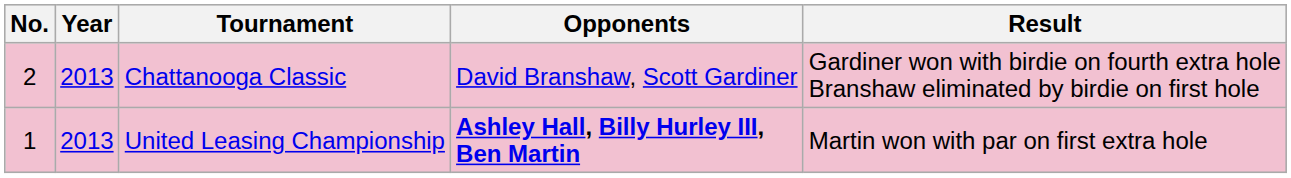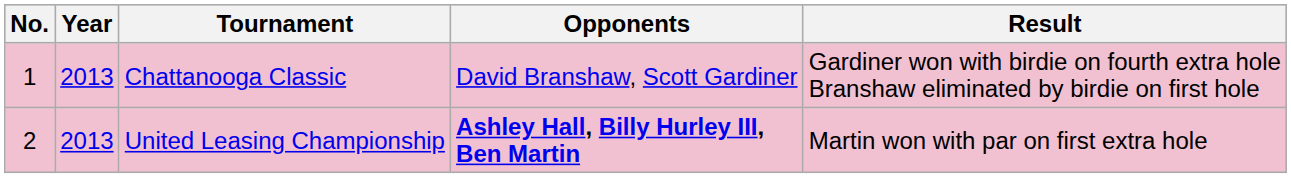(30, 75) 2 -> (30, 75) 1
(30, 140) 1 -> (30, 140) 2
